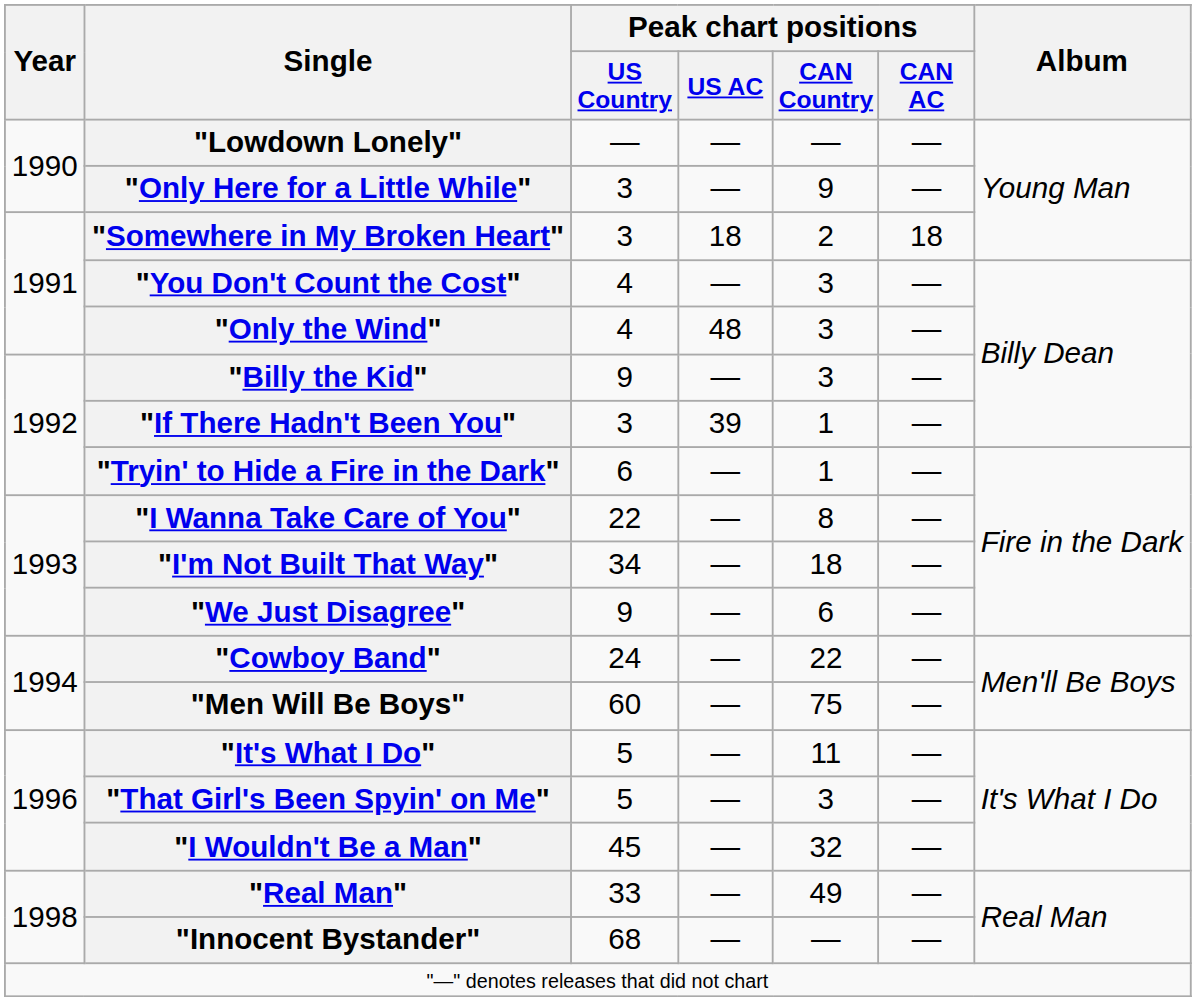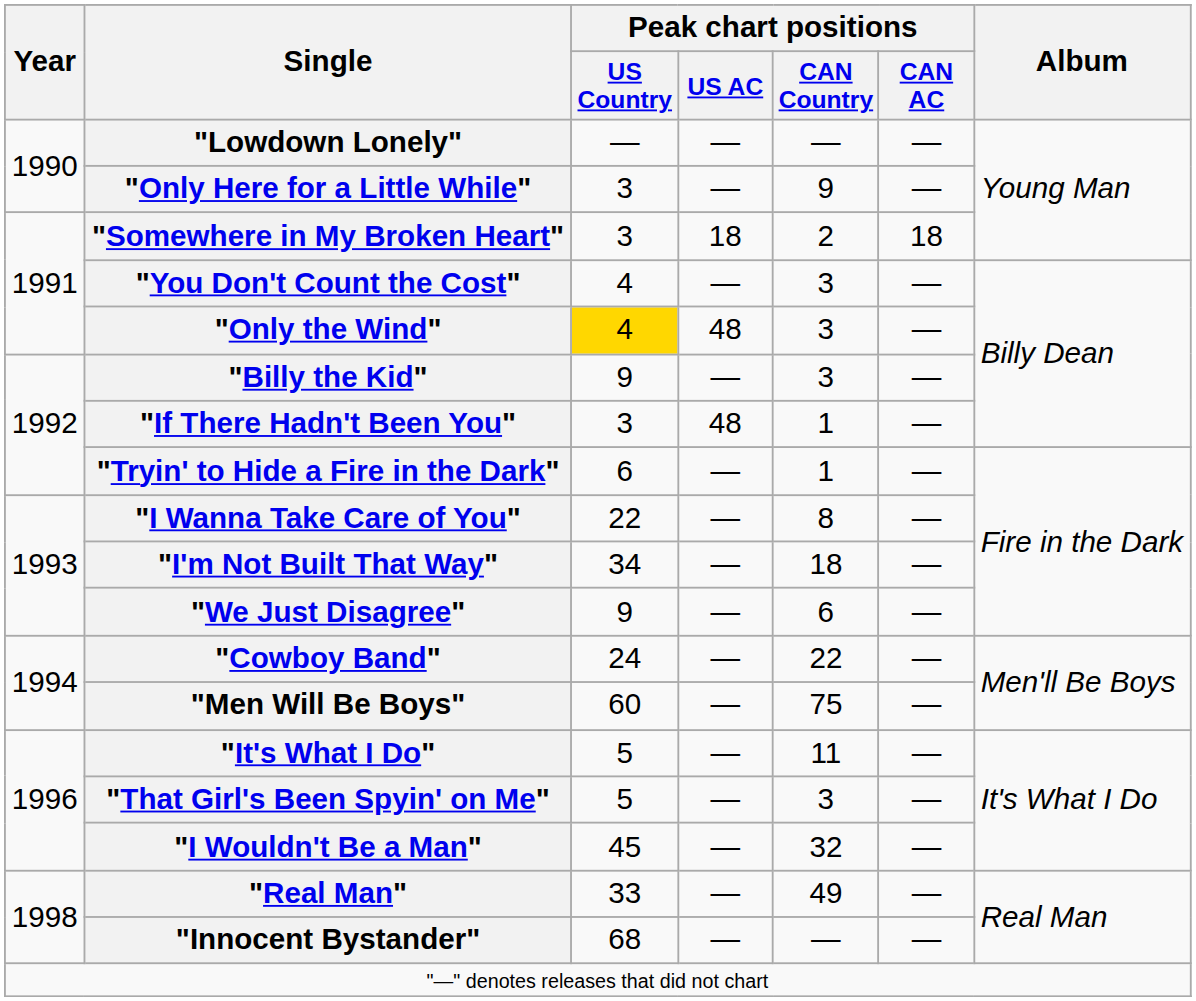(625, 329) no background -> (625, 329) gold background
(725, 423) 39 -> (725, 423) 48
